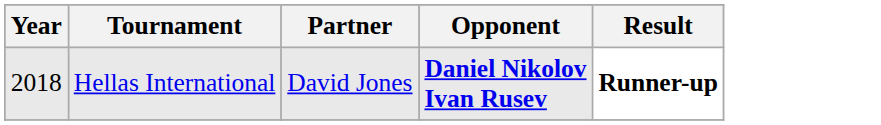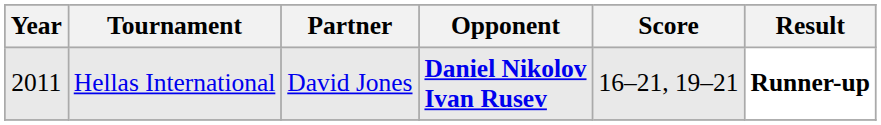+ column: (669, 25)
(36, 82) 2018 -> (36, 82) 2011
